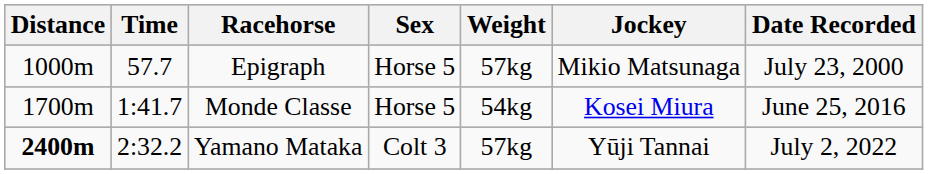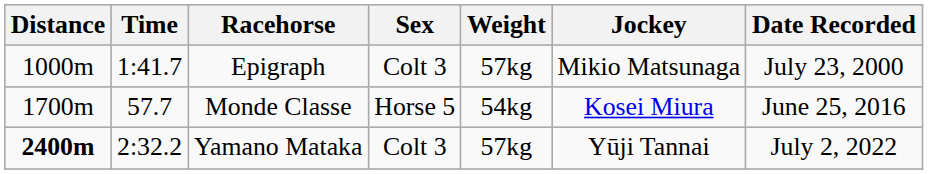(150, 65) 57.7 -> (150, 65) 1:41.7
(415, 65) Horse 5 -> (415, 65) Colt 3
(150, 106) 1:41.7 -> (150, 106) 57.7
